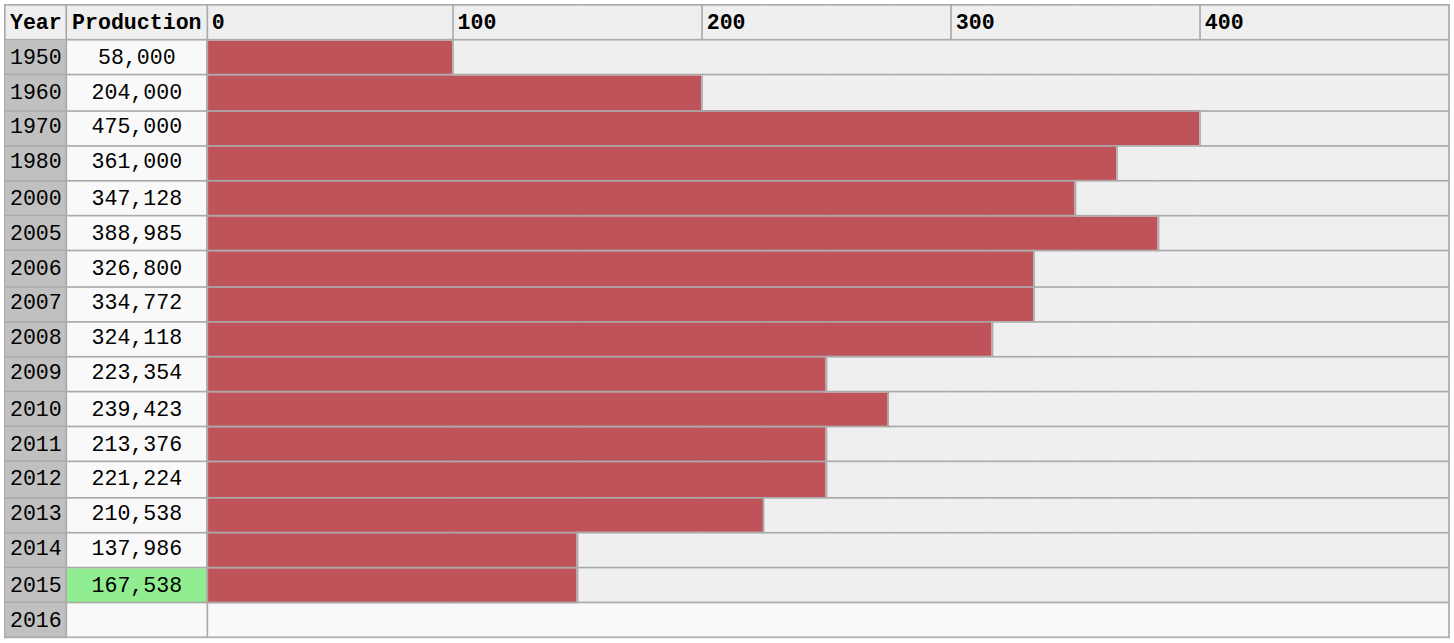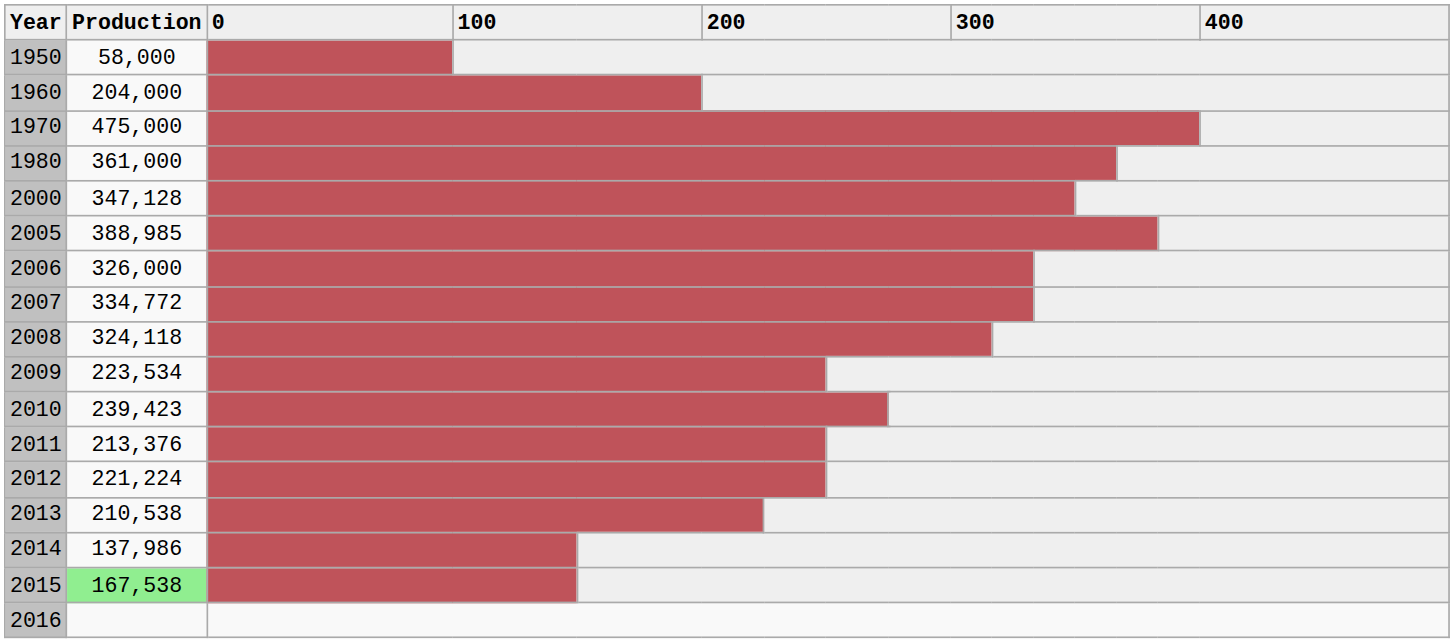(137, 269) 326,800 -> (137, 269) 326,000
(137, 374) 223,354 -> (137, 374) 223,534
